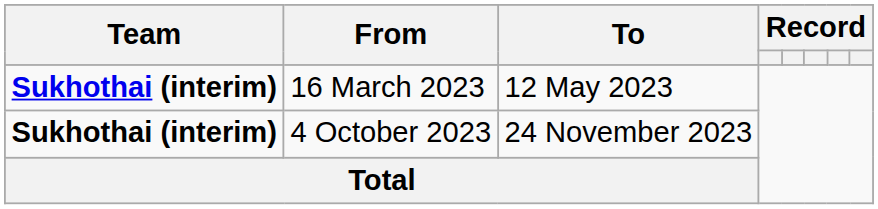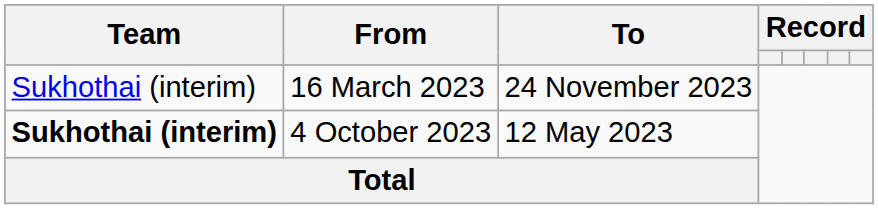(144, 87) bold -> (134, 87) normal
(589, 87) 12 May 2023 -> (628, 87) 24 November 2023
(628, 133) 24 November 2023 -> (589, 133) 12 May 2023
